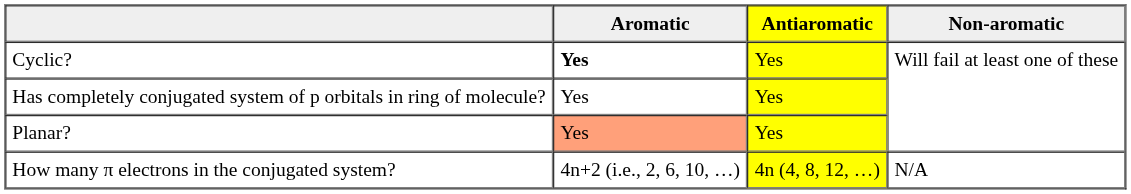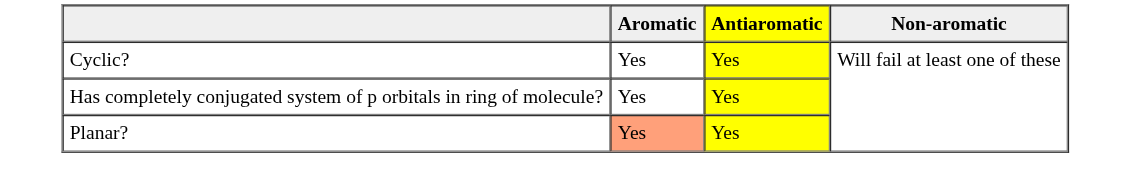(574, 60) bold -> (632, 60) normal
- row: (204, 169)
